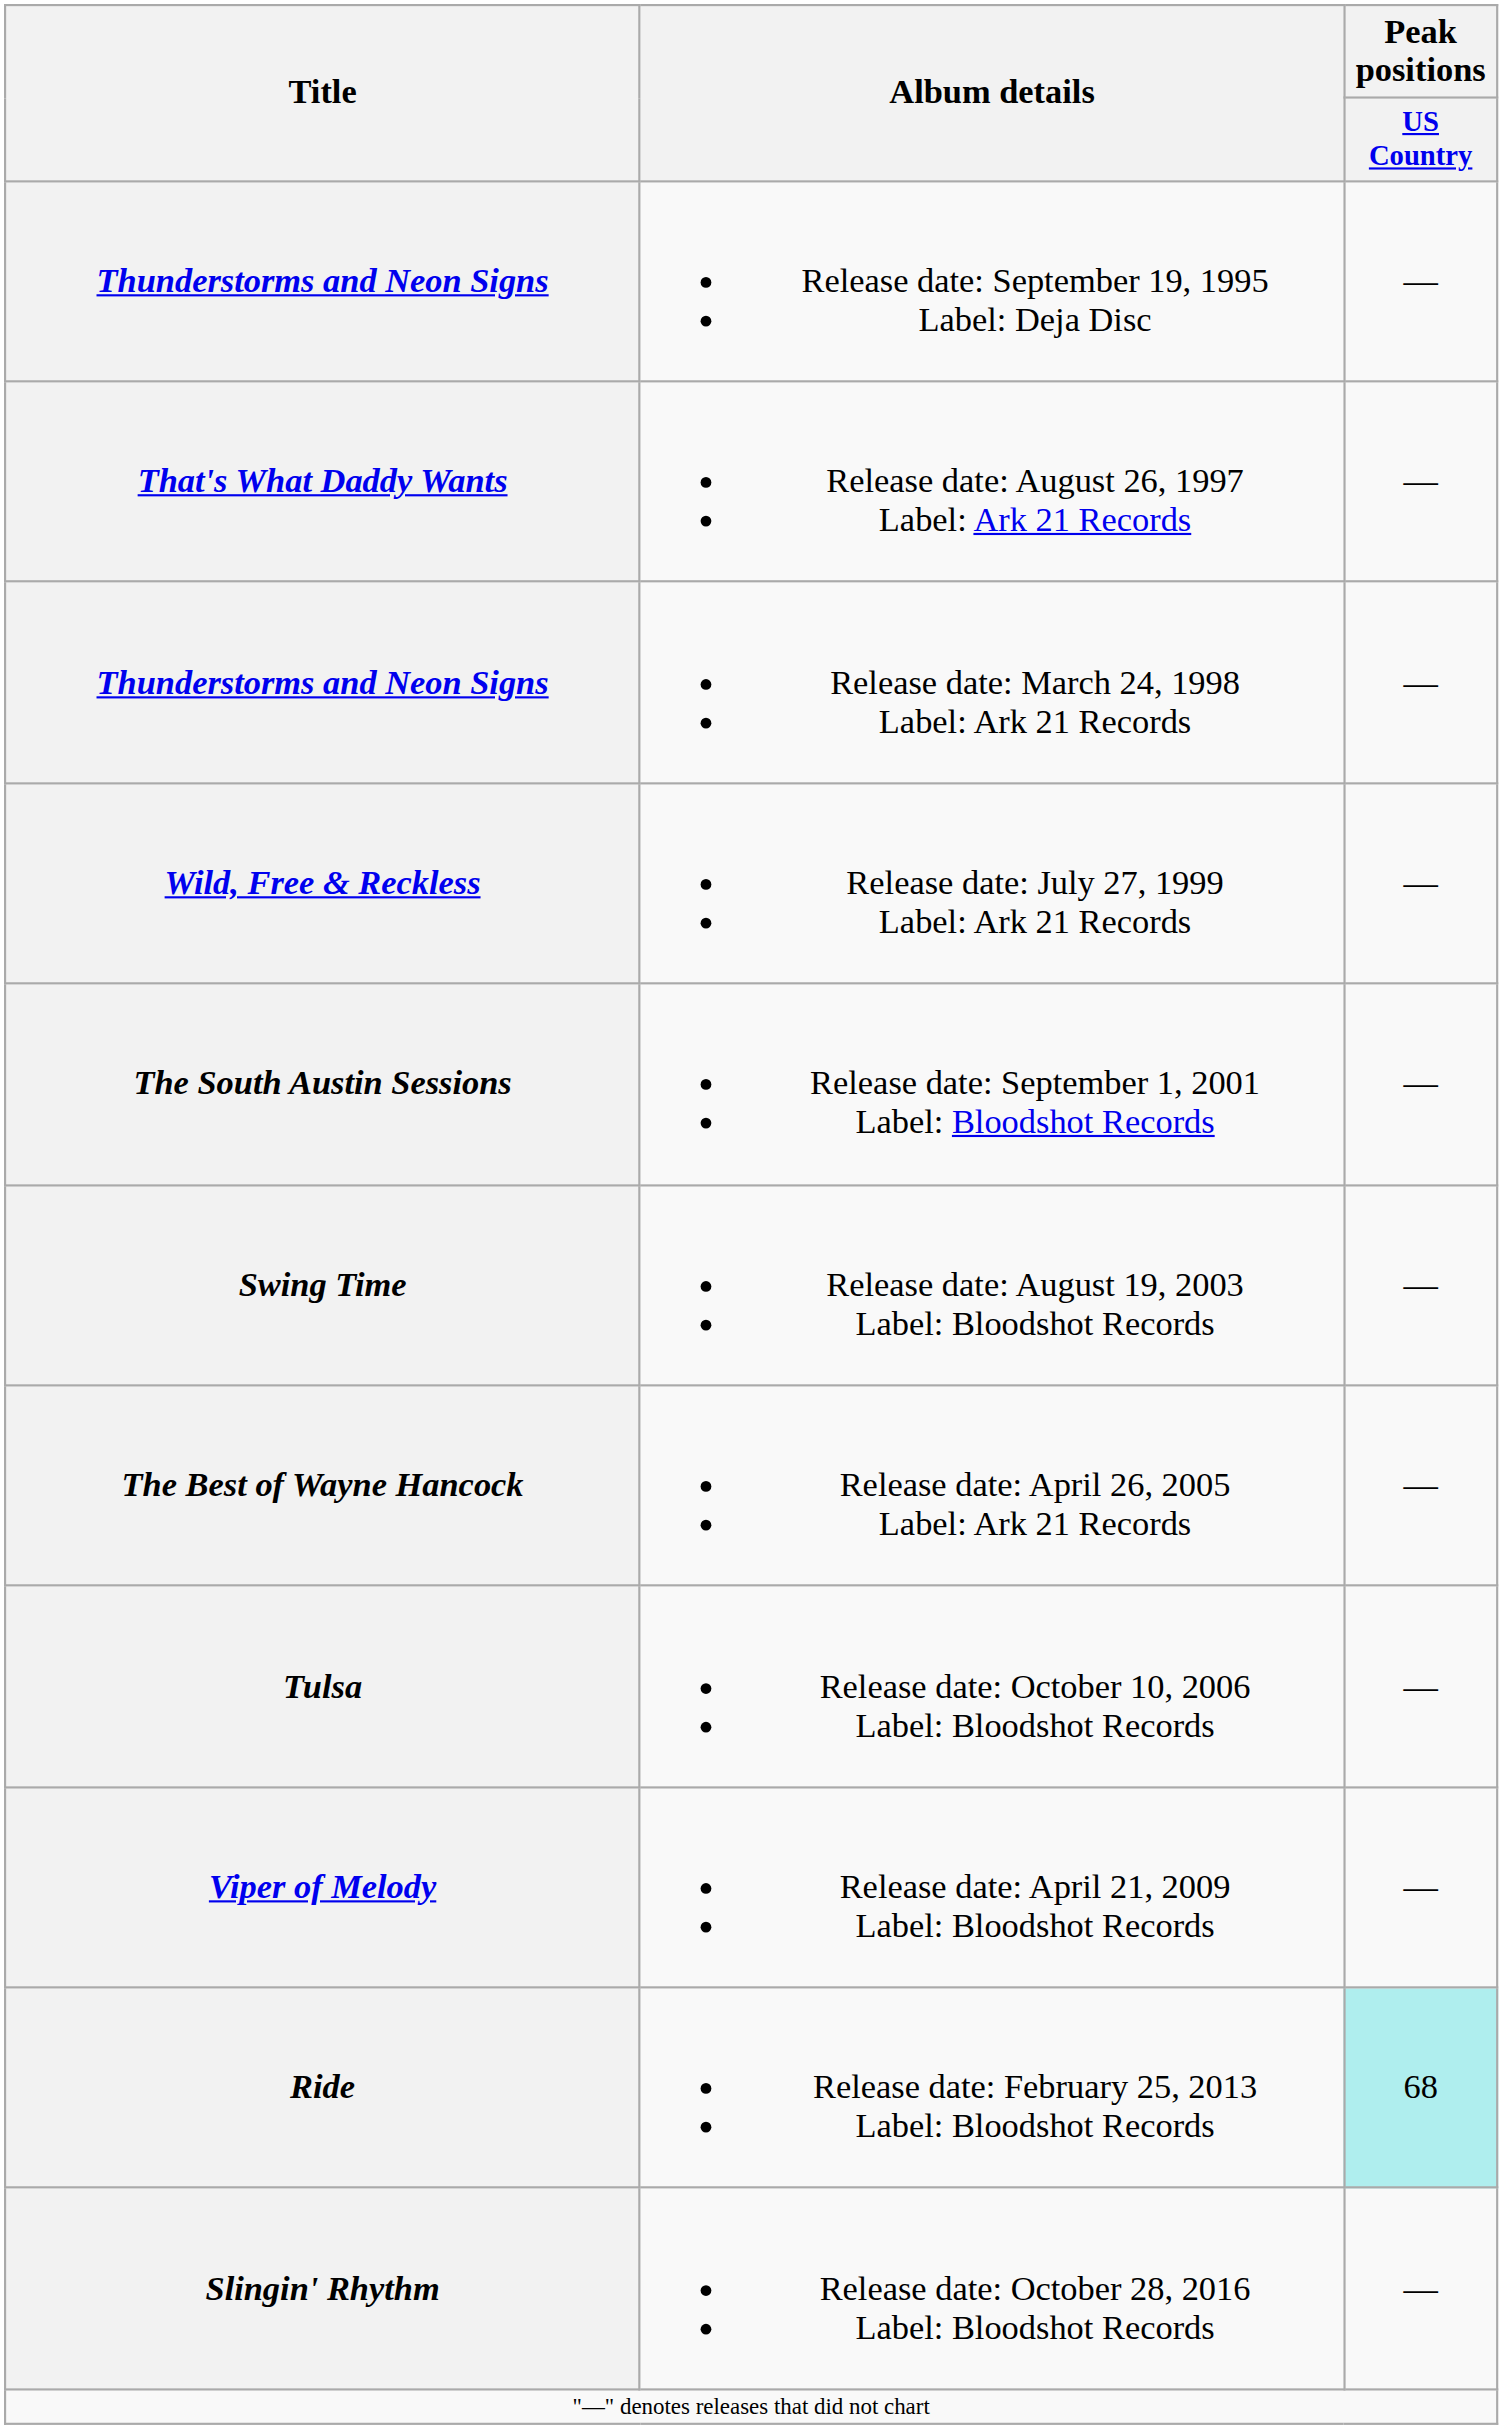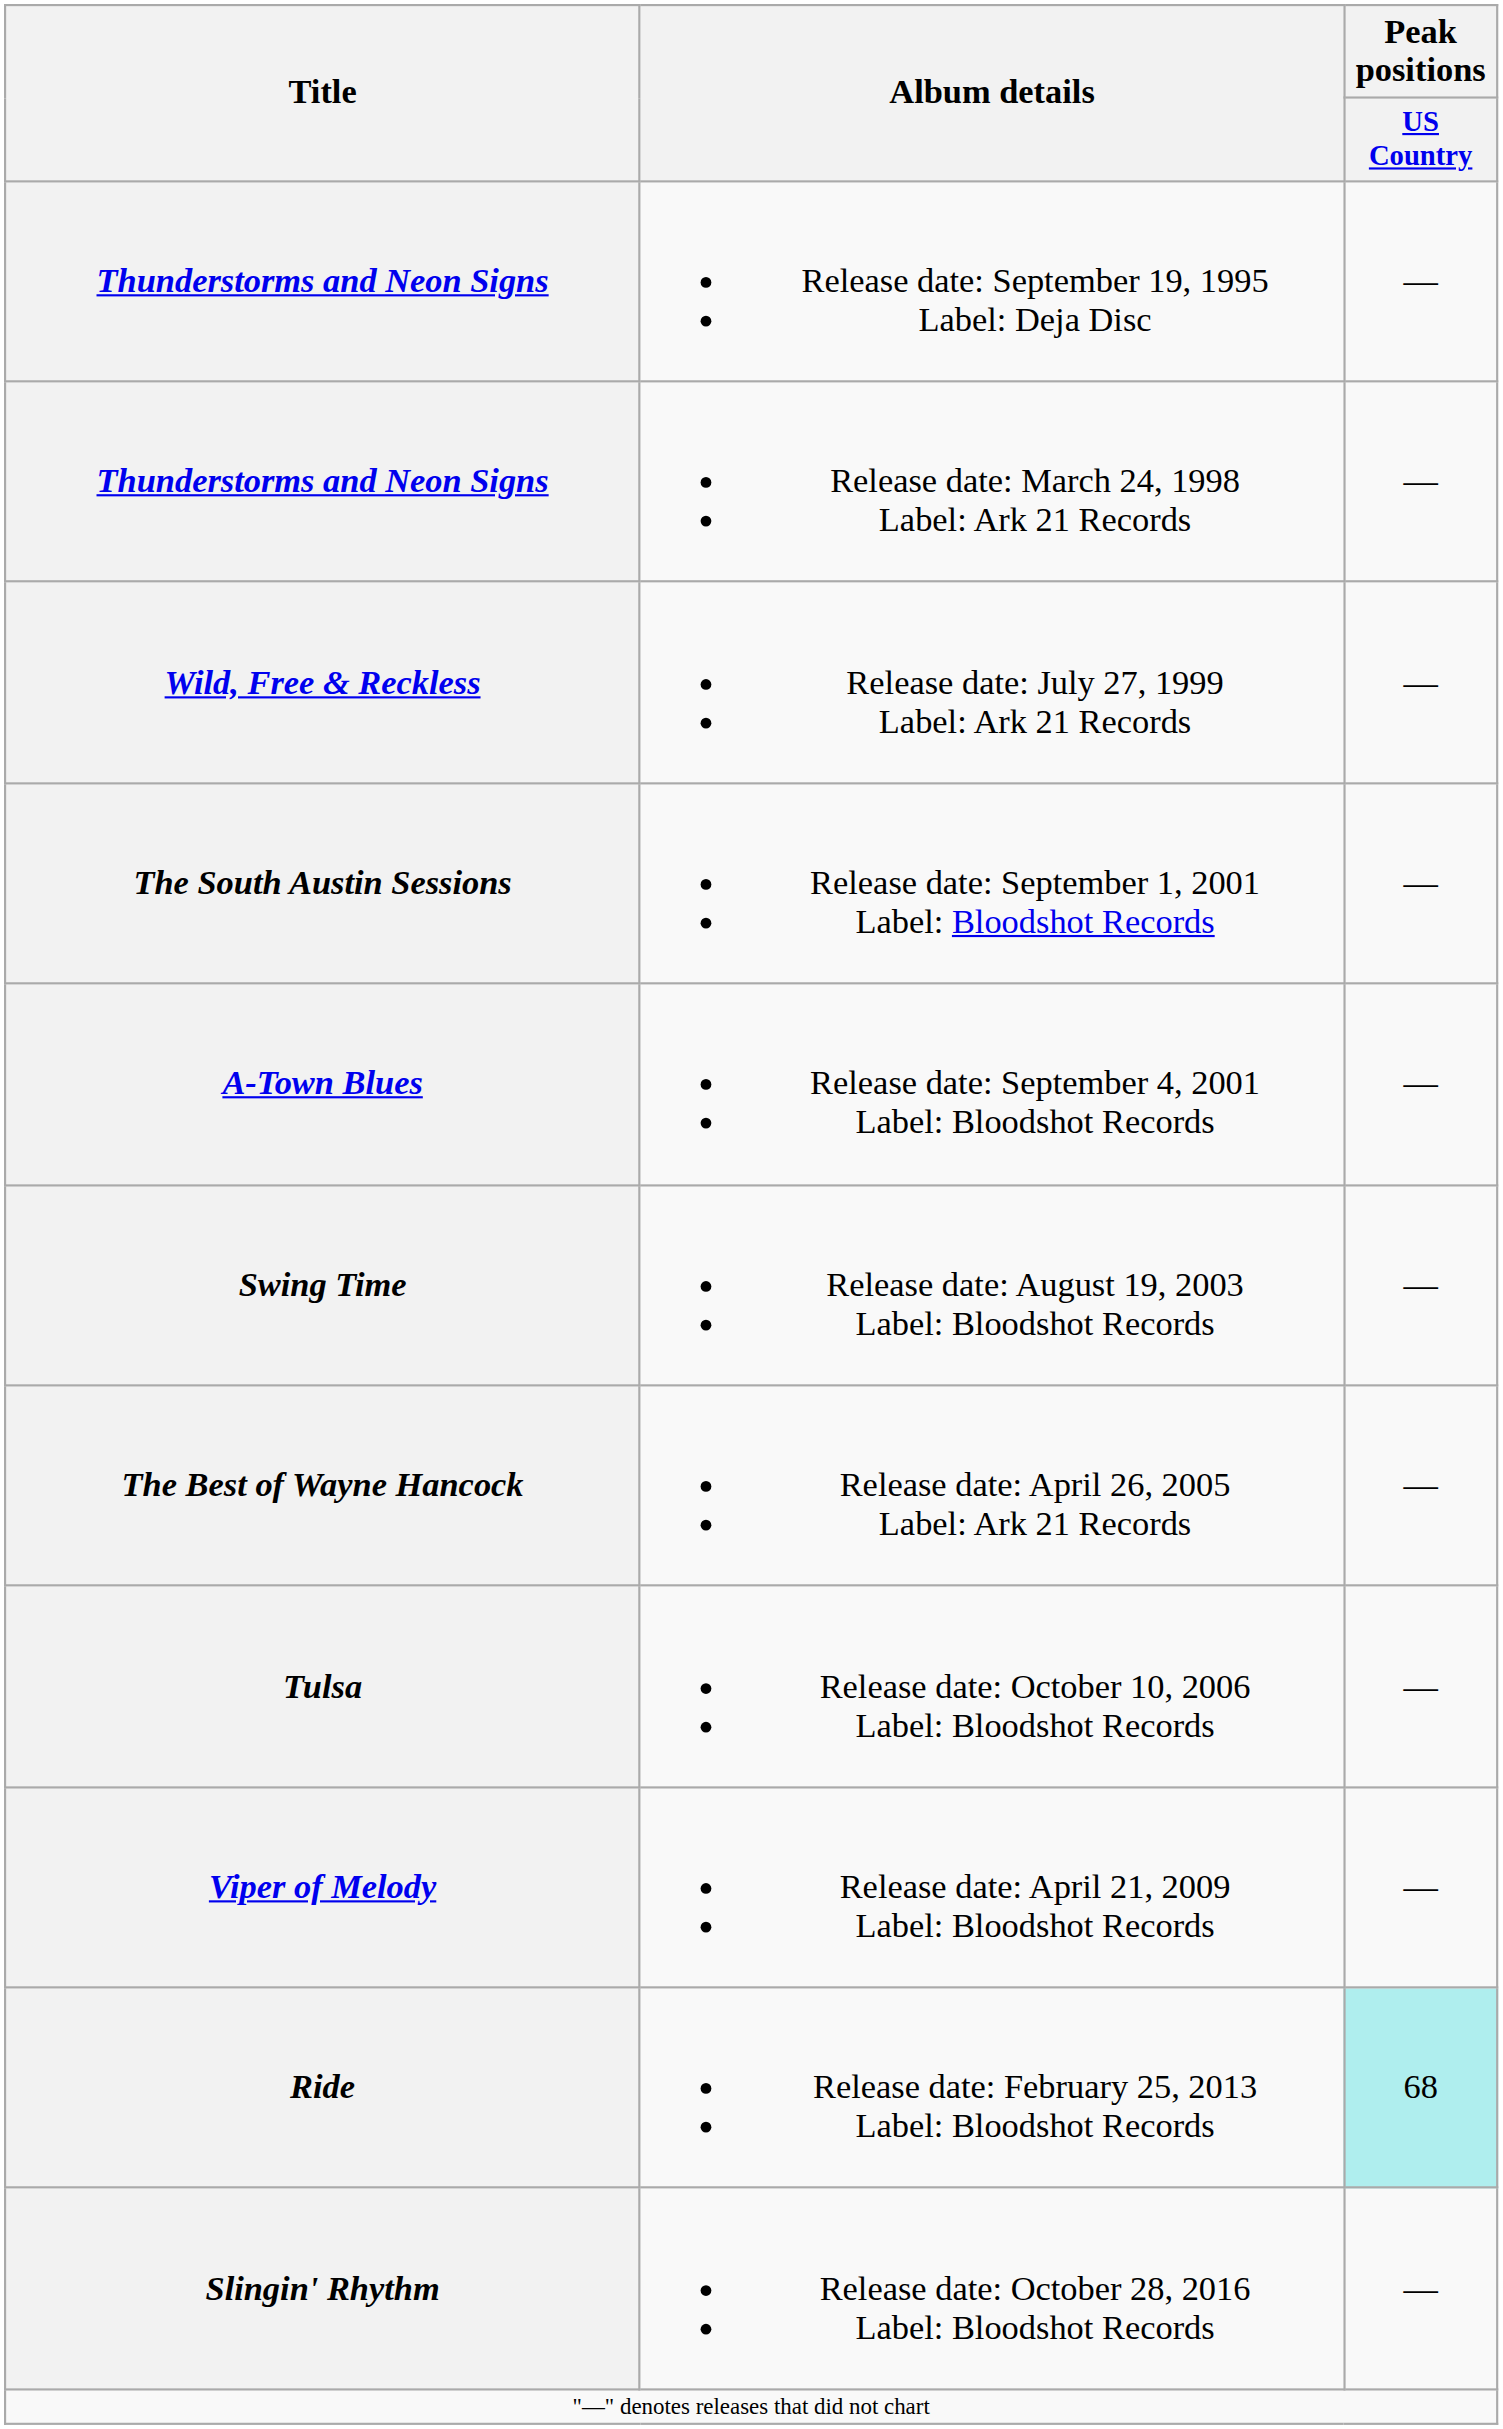- row: (992, 501)
+ row: (992, 1103)
